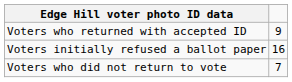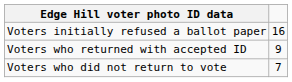rows swapped: (137, 49) <-> (127, 31)
